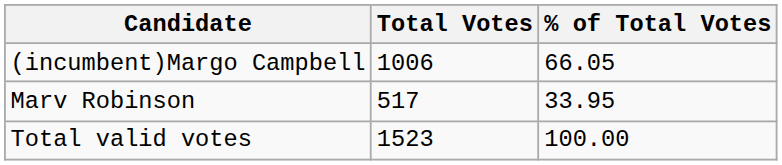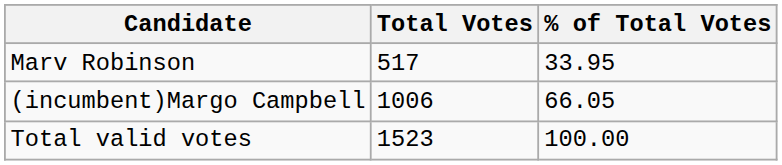rows swapped: (188, 63) <-> (103, 101)
